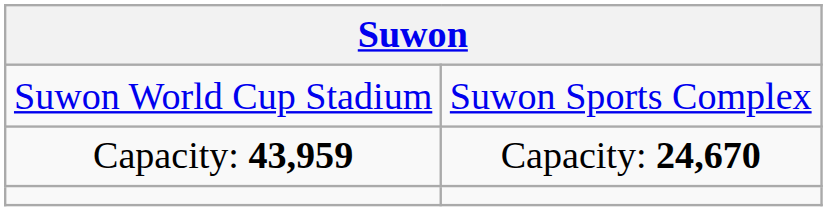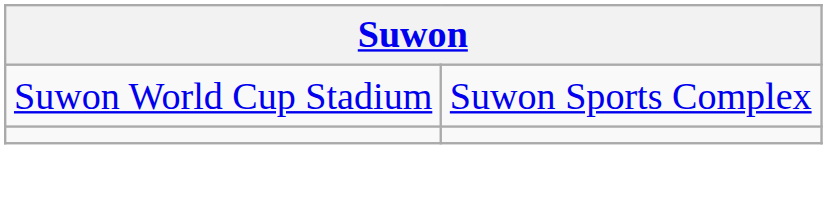- row: (223, 155)
